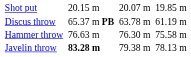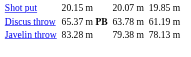- row: (34, 35)
(84, 48) bold -> (77, 35) normal
